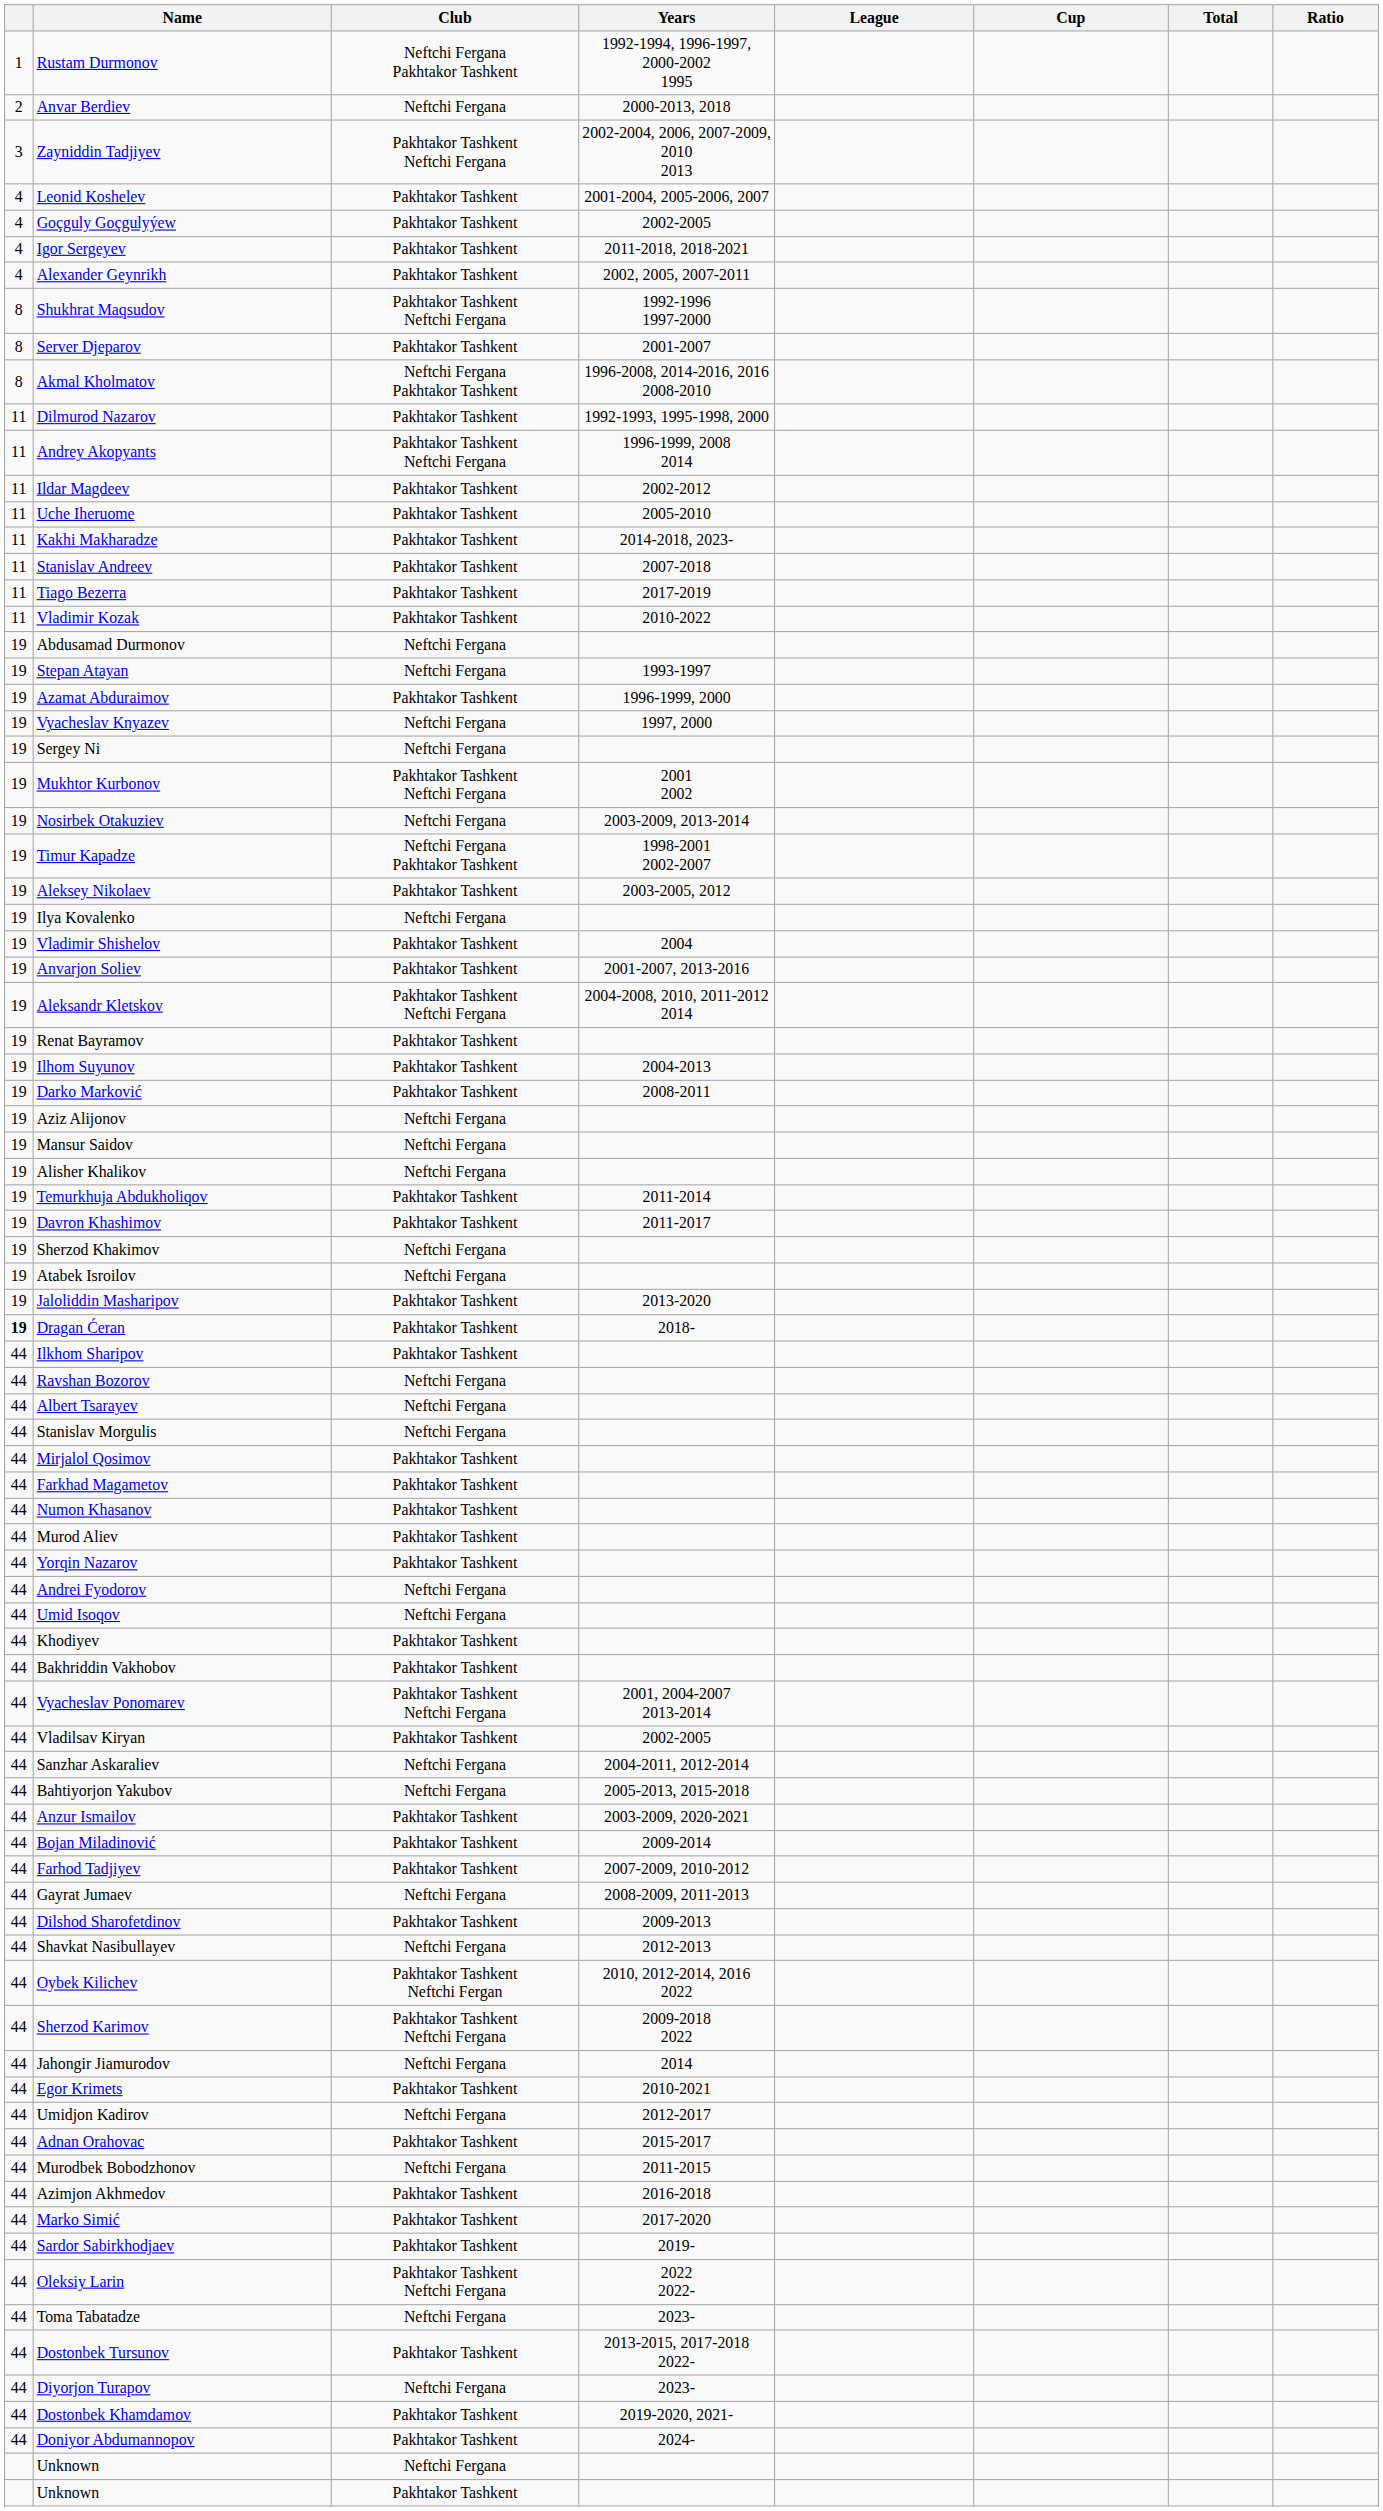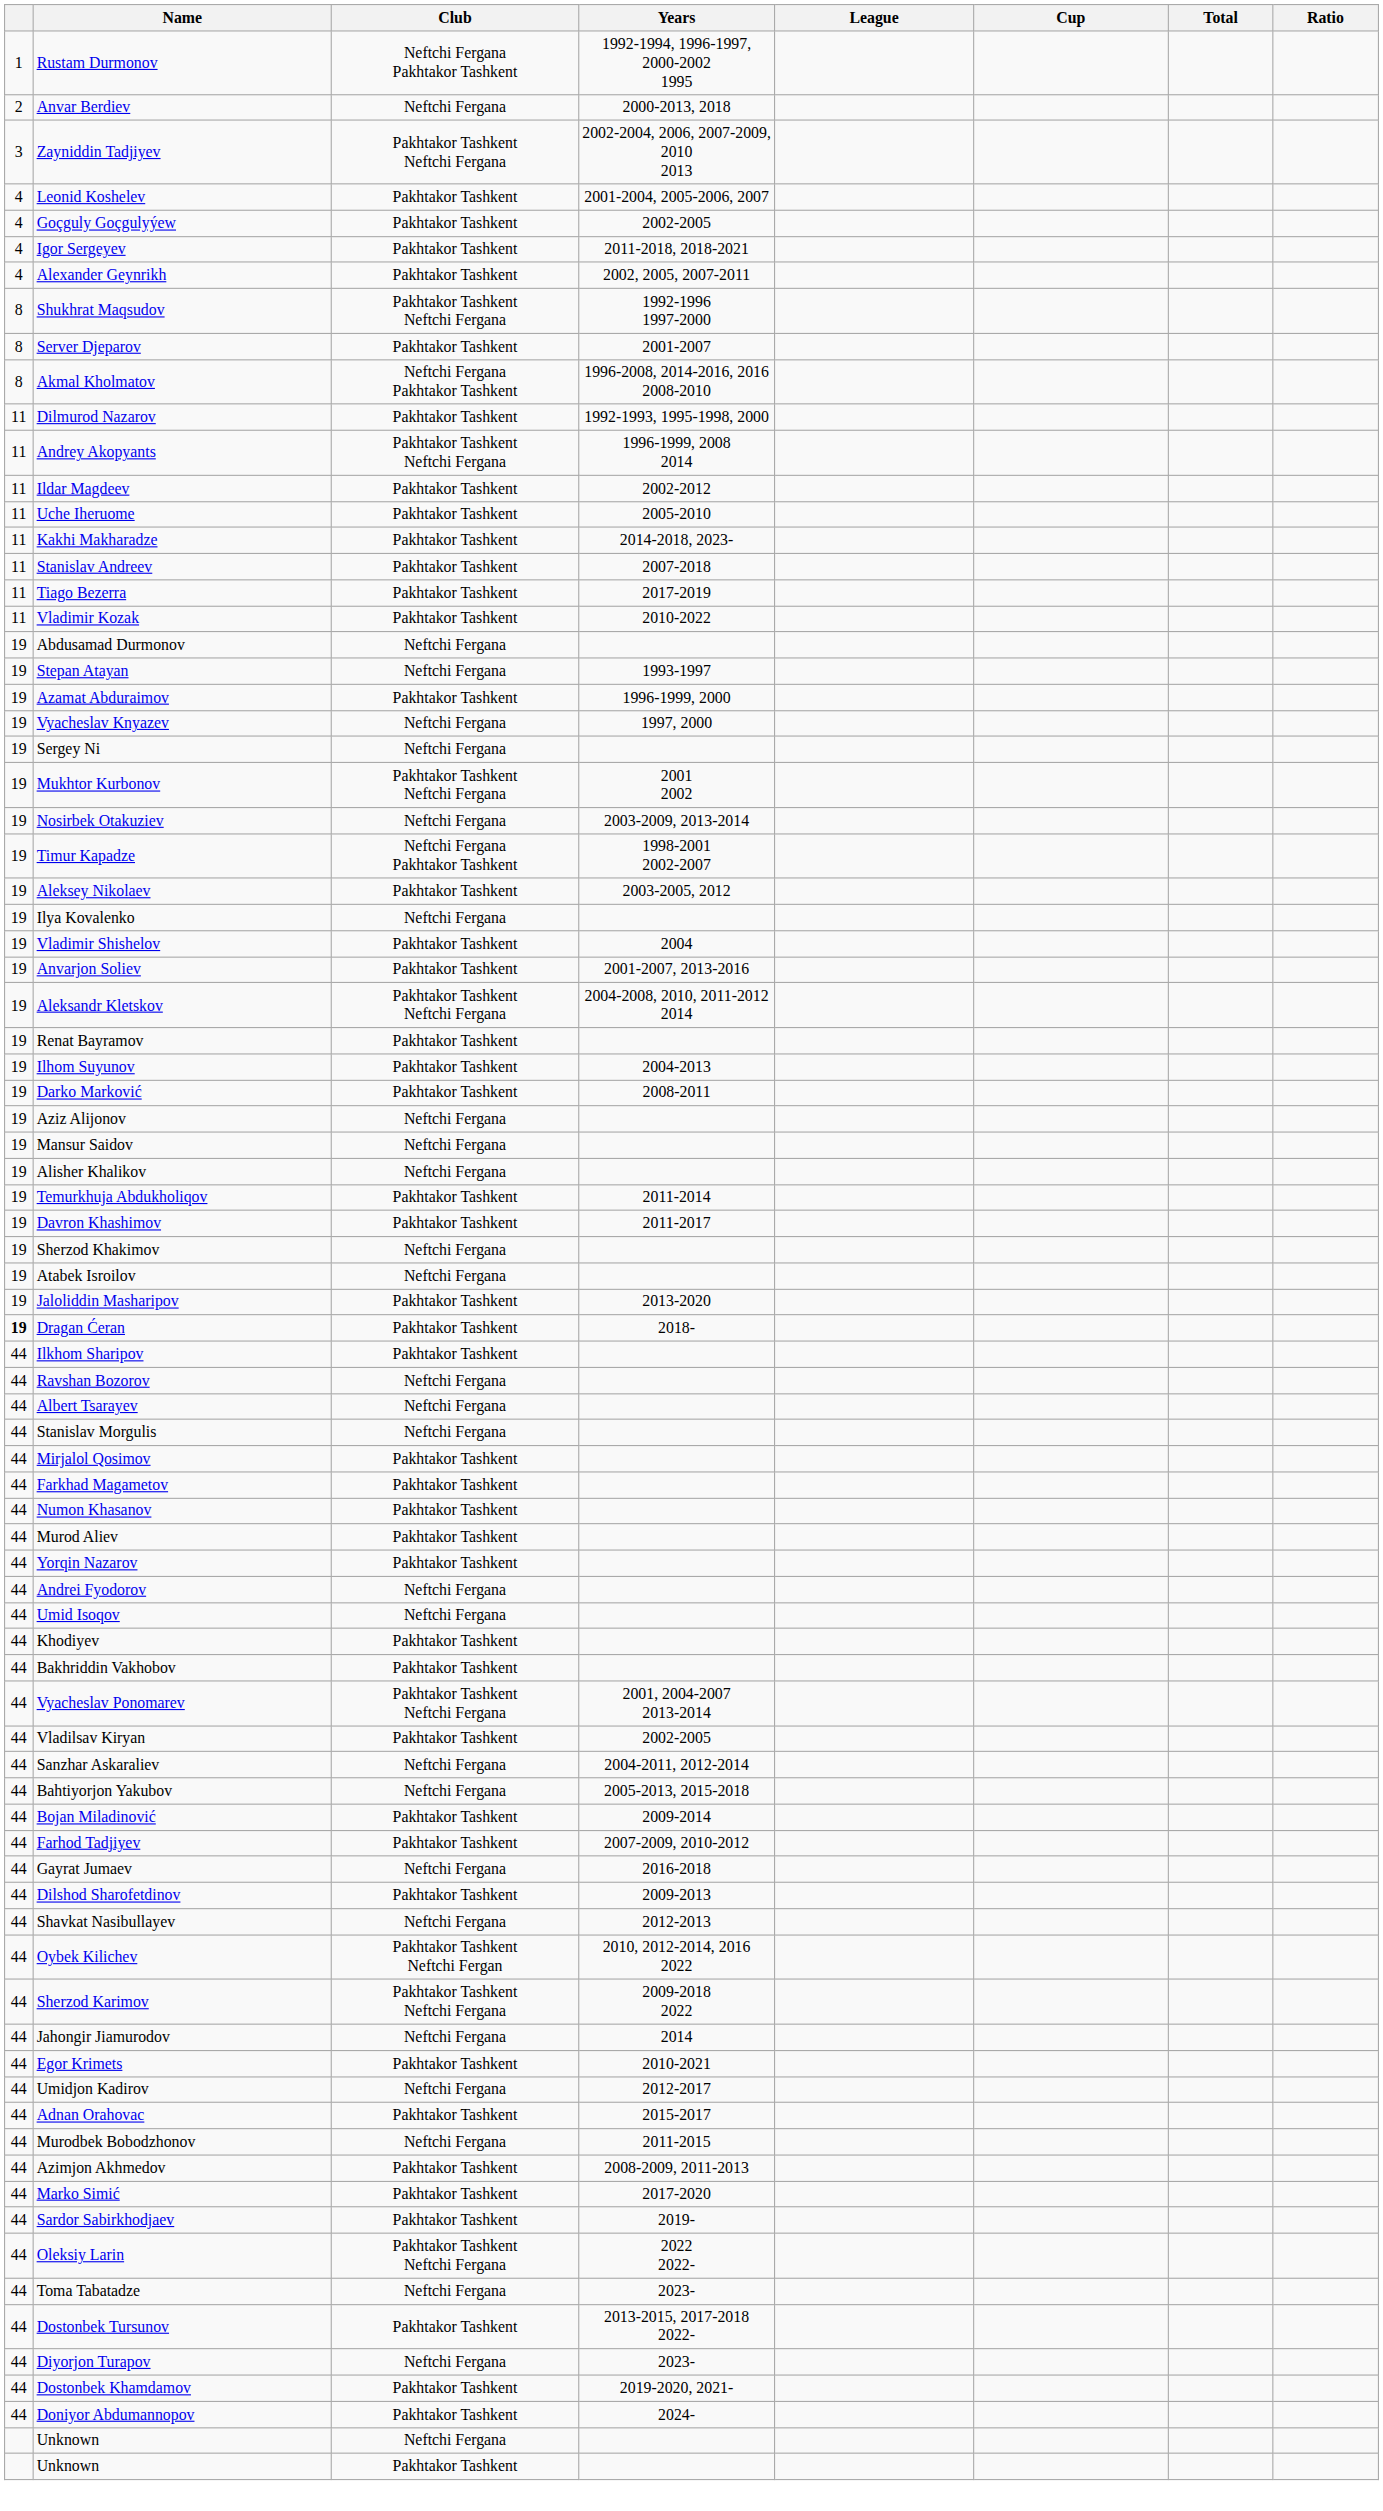- row: (86, 1817)
(677, 1895) 2008-2009, 2011-2013 -> (677, 1869) 2016-2018
(677, 2194) 2016-2018 -> (677, 2168) 2008-2009, 2011-2013
